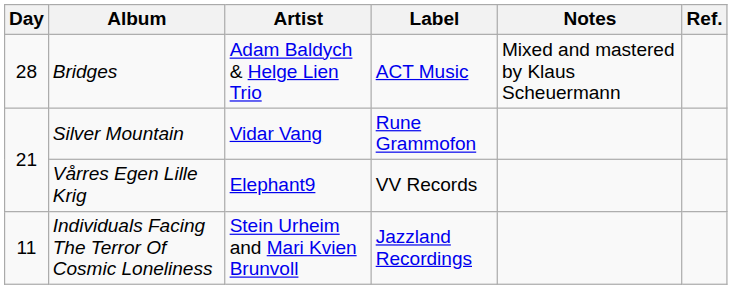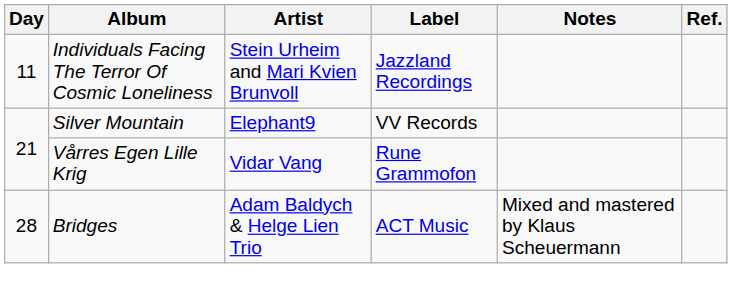rows swapped: (133, 247) <-> (85, 71)
(276, 133) Vidar Vang -> (273, 122) Elephant9
(426, 133) Rune Grammofon -> (426, 122) VV Records
(273, 185) Elephant9 -> (276, 163) Vidar Vang
(426, 185) VV Records -> (426, 163) Rune Grammofon
